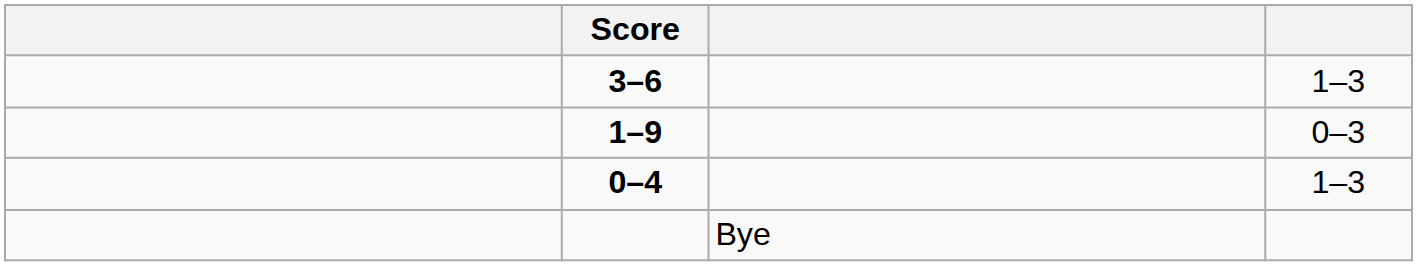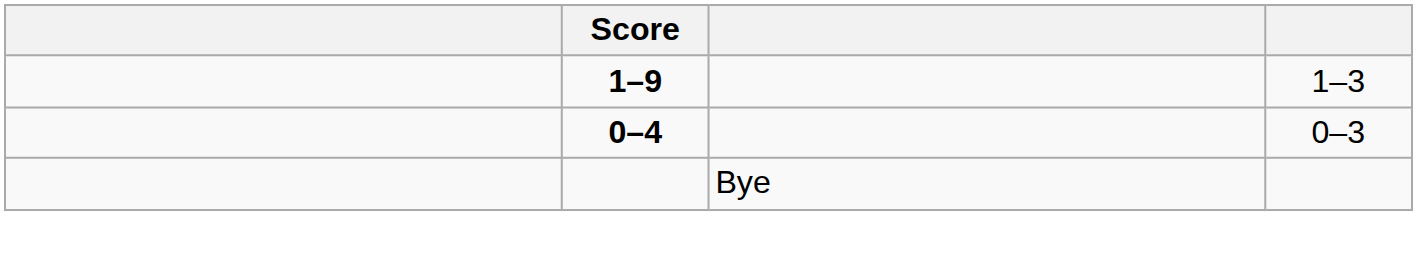- row: (635, 81)
(1338, 132) 0–3 -> (1338, 81) 1–3
(1338, 183) 1–3 -> (1338, 132) 0–3
